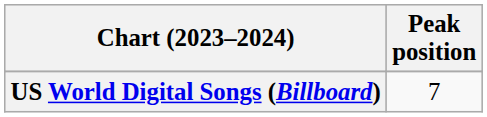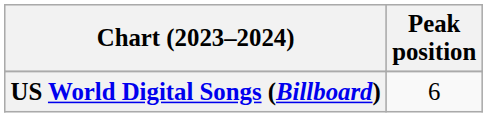(434, 91) 7 -> (434, 91) 6
